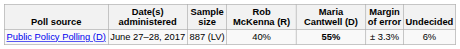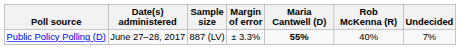columns swapped: (384, 17) <-> (262, 17)
(429, 37) 6% -> (429, 37) 7%
